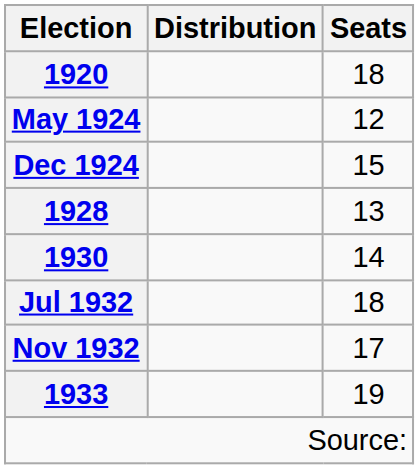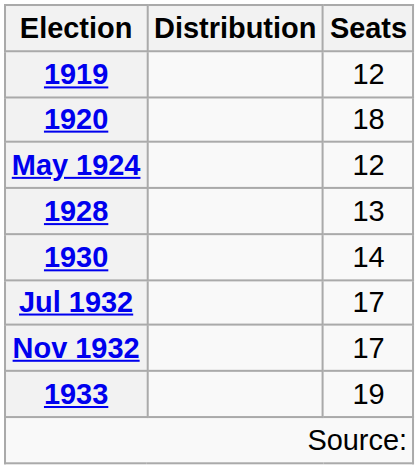+ row: (76, 74)
- row: (76, 165)
(368, 303) 18 -> (368, 303) 17
